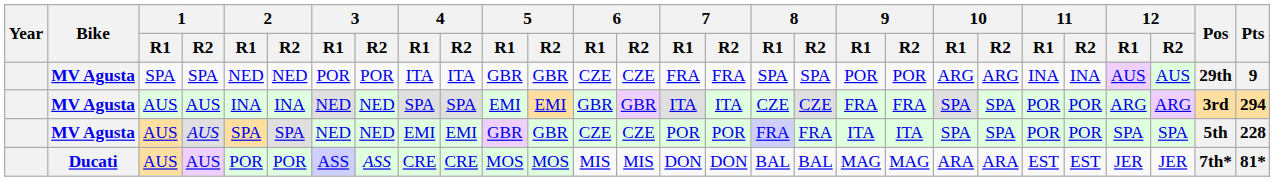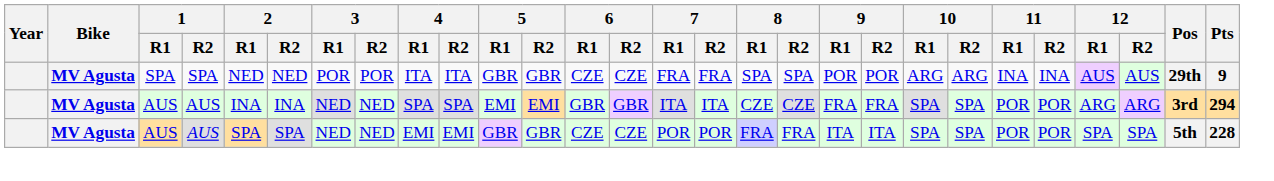- row: (93, 161)
